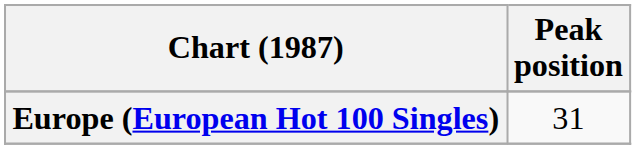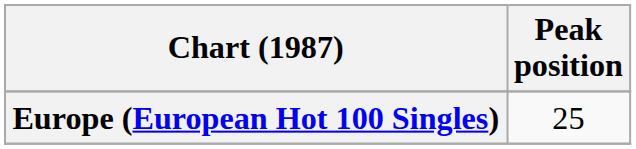(568, 117) 31 -> (568, 117) 25
